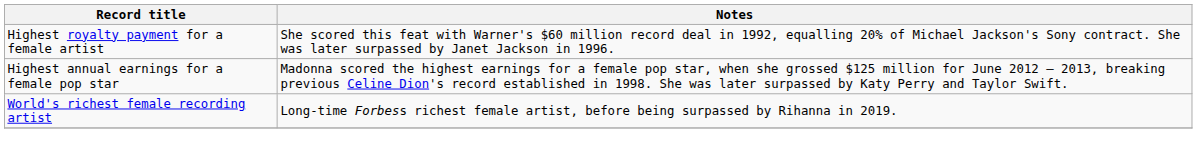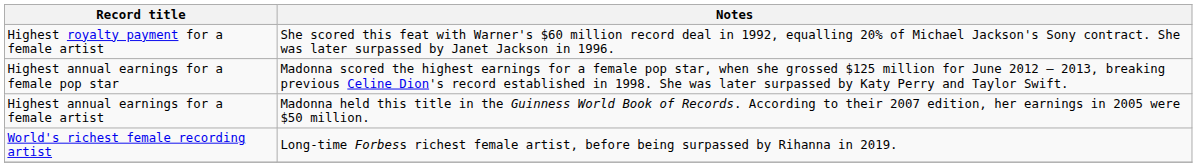+ row: (115, 111)
